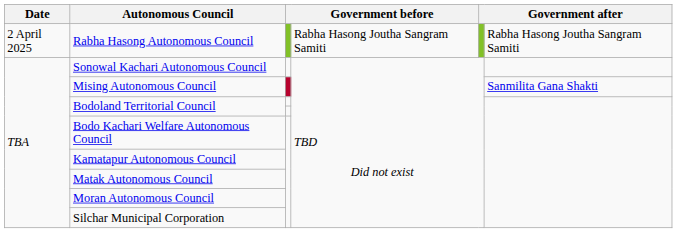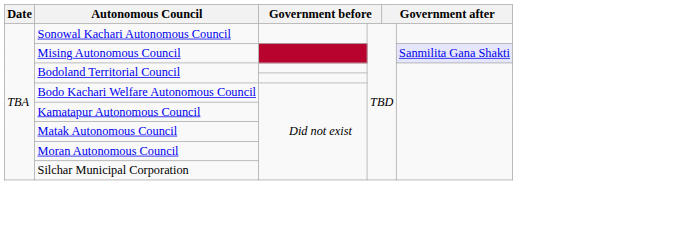- row: (163, 40)
(543, 86) no background -> (454, 53) lavender background
